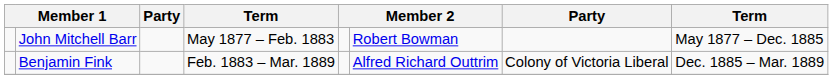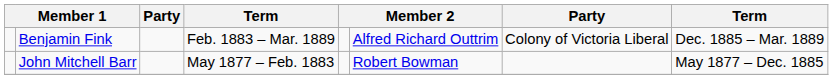rows swapped: (78, 39) <-> (65, 62)
